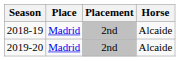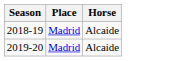- column: (109, 13)
